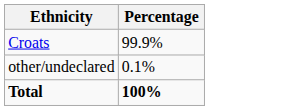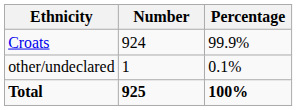+ column: (161, 17)
